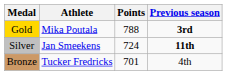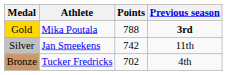(131, 45) 724 -> (131, 45) 742
(185, 45) bold -> (185, 45) normal
(131, 62) 701 -> (131, 62) 702
